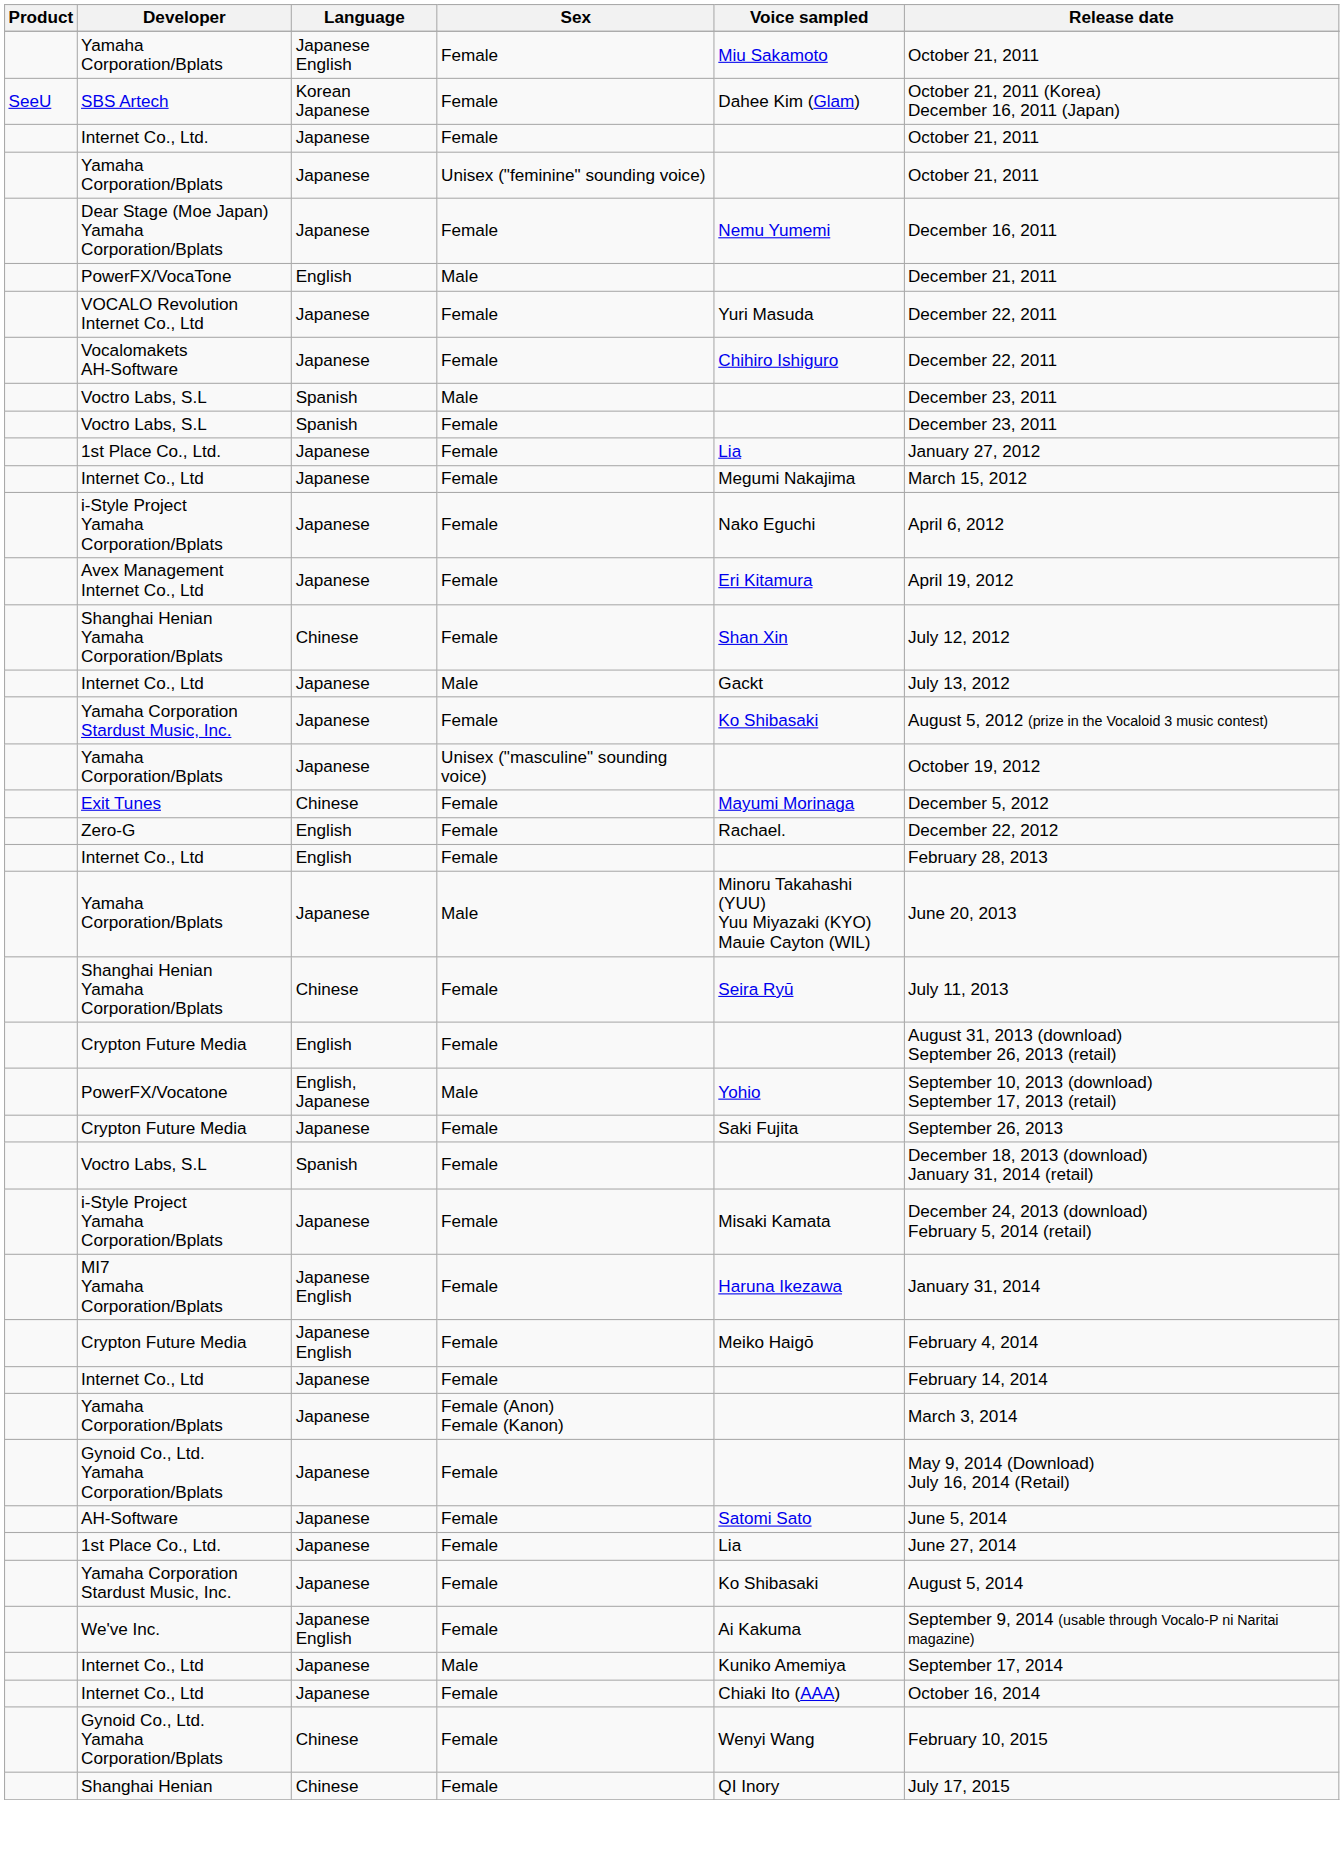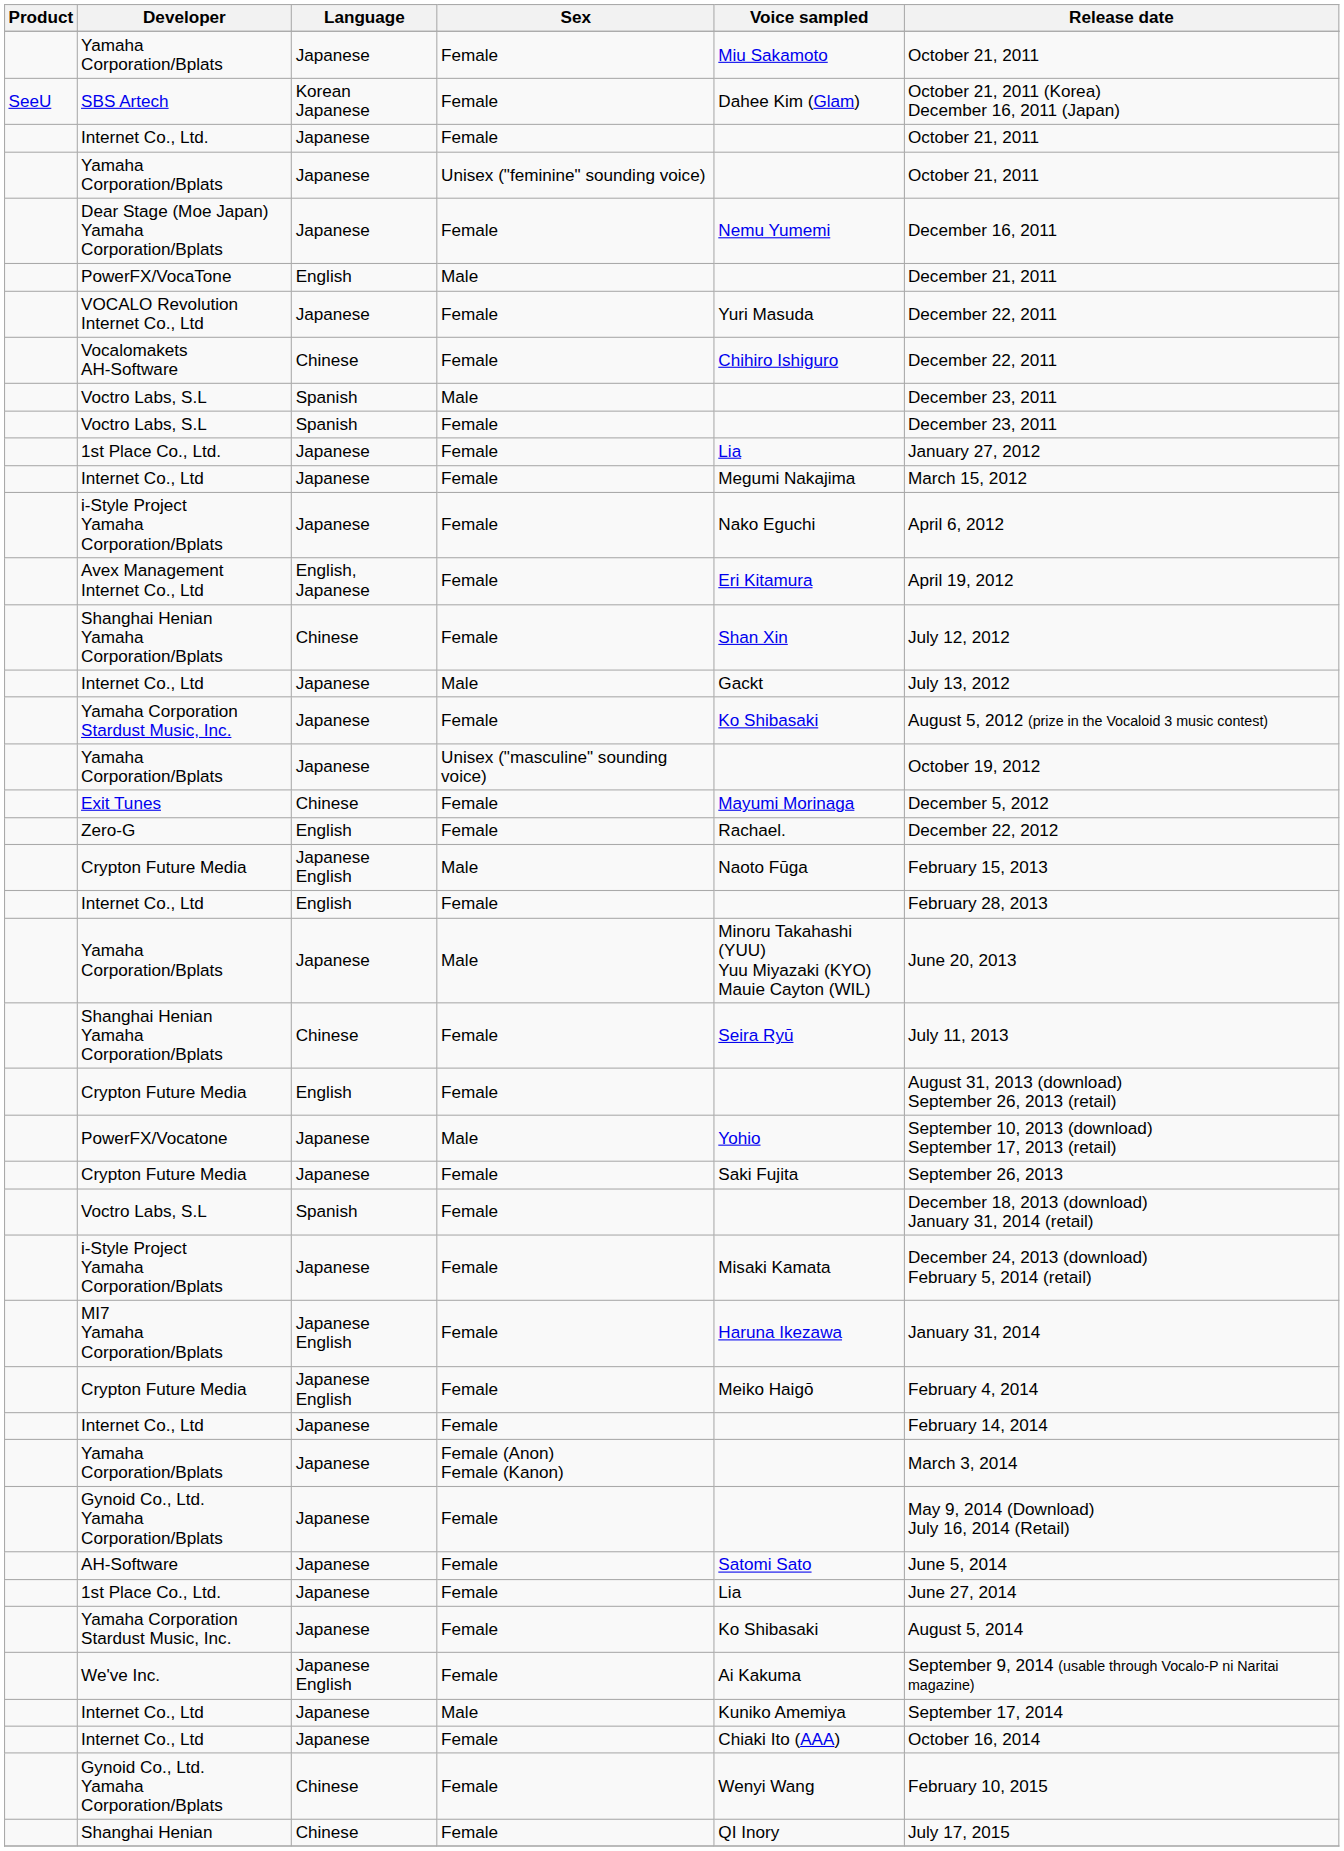(333, 54) Japanese English -> (333, 54) Japanese
(333, 360) Japanese -> (327, 360) Chinese
(333, 581) Japanese -> (333, 581) English, Japanese
+ row: (164, 867)
(333, 1091) English, Japanese -> (333, 1138) Japanese
